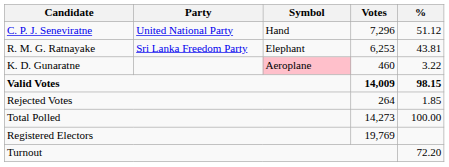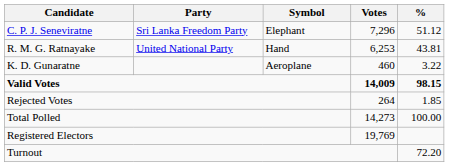(185, 30) United National Party -> (192, 30) Sri Lanka Freedom Party
(277, 30) Hand -> (285, 30) Elephant
(192, 48) Sri Lanka Freedom Party -> (185, 48) United National Party
(285, 48) Elephant -> (277, 48) Hand
(288, 65) pink background -> (288, 65) no background
